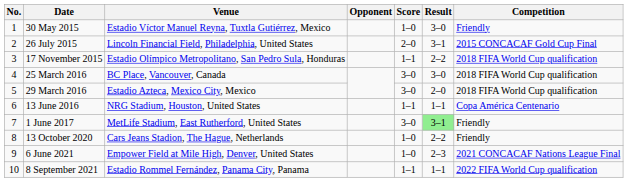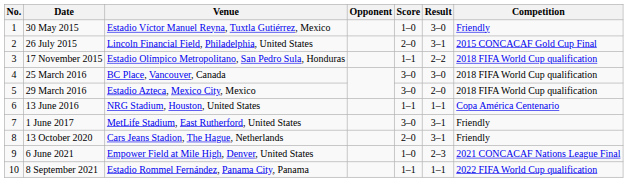(438, 122) lightgreen background -> (438, 122) no background
(408, 138) 1–0 -> (408, 138) 2–0
(438, 138) 2–2 -> (438, 138) 3–1
